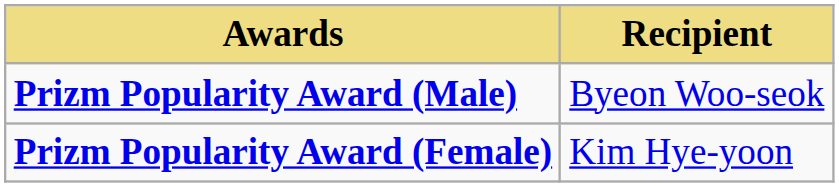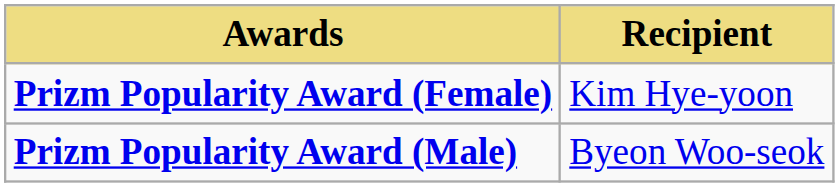rows swapped: (265, 92) <-> (283, 151)
